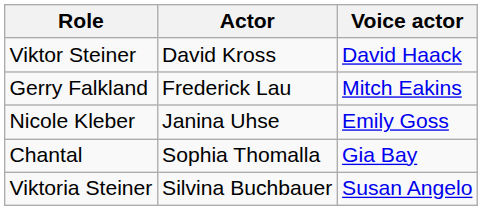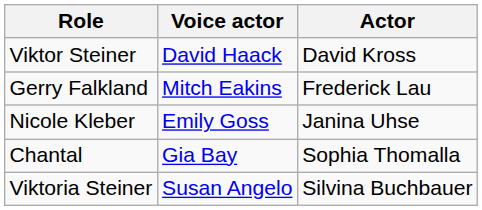columns swapped: (247, 21) <-> (407, 21)
